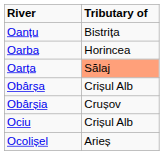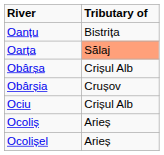- row: (23, 50)
+ row: (23, 123)
